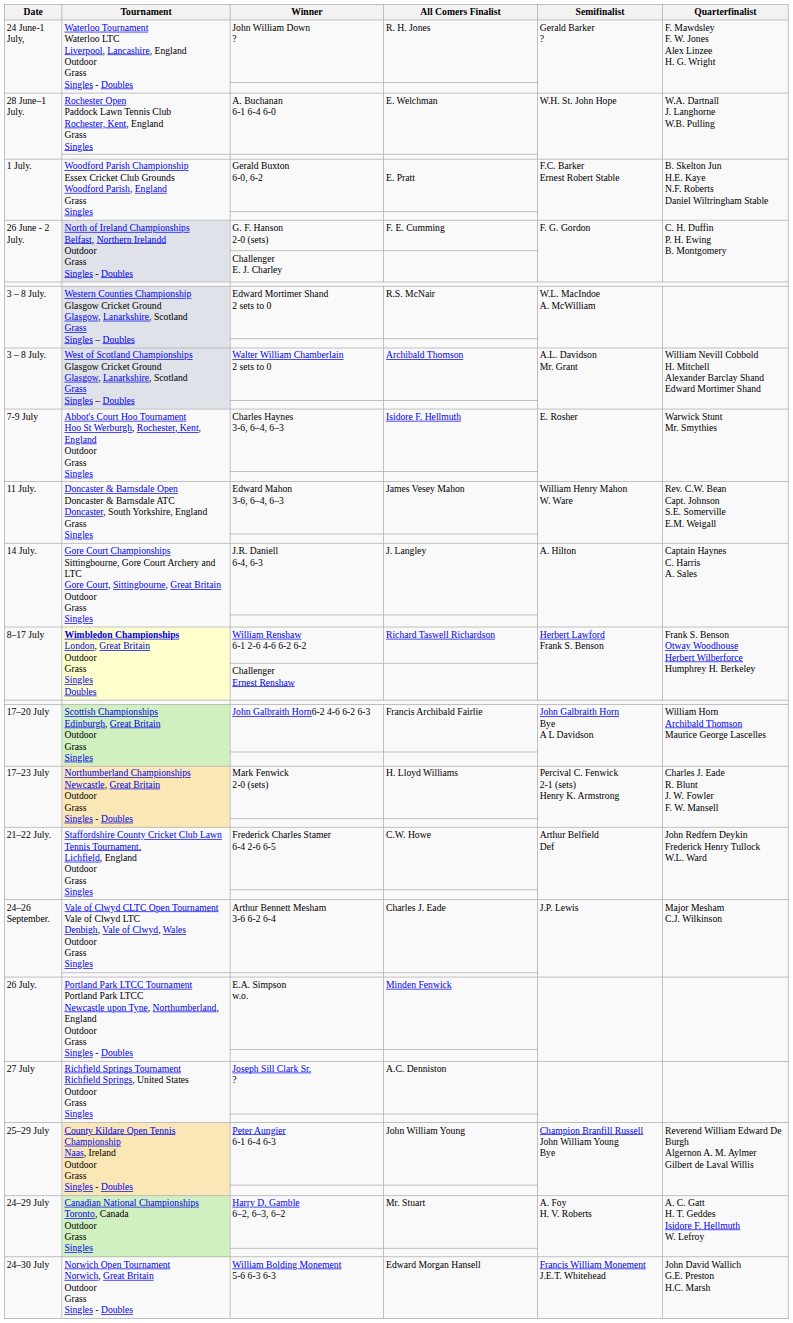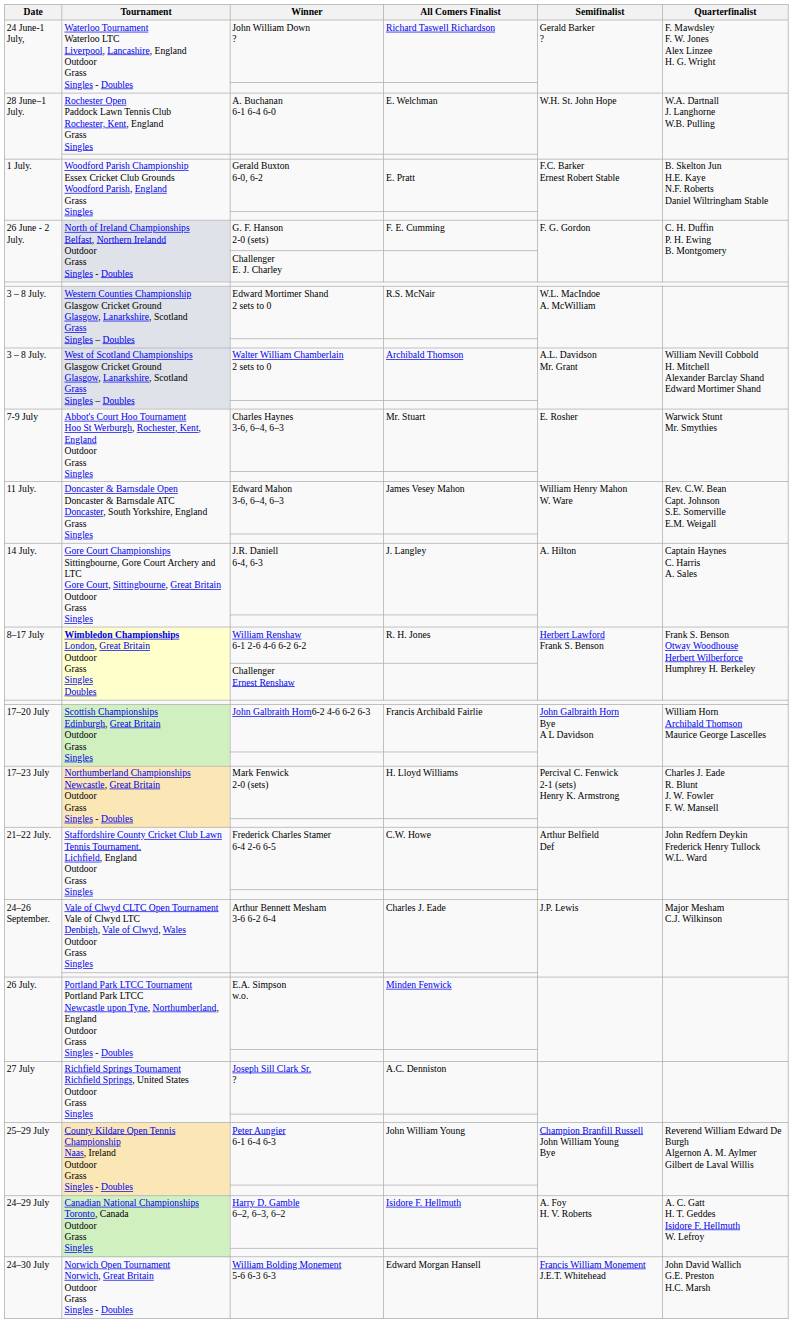(408, 27) R. H. Jones -> (441, 27) Richard Taswell Richardson
(424, 416) Isidore F. Hellmuth -> (406, 416) Mr. Stuart
(441, 634) Richard Taswell Richardson -> (408, 634) R. H. Jones
(406, 1203) Mr. Stuart -> (424, 1203) Isidore F. Hellmuth
